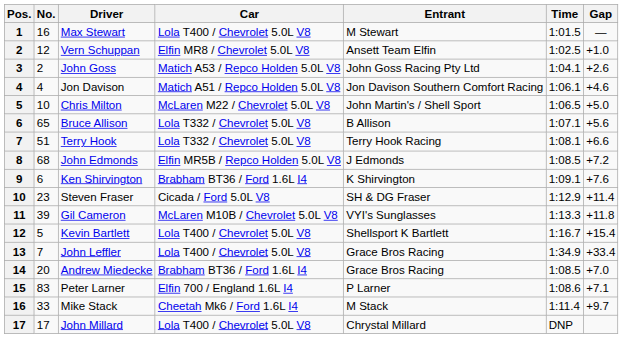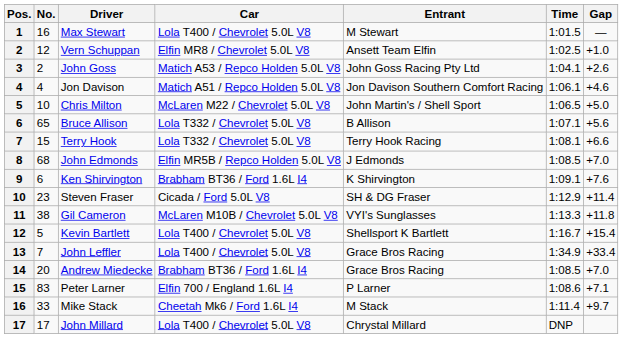(43, 142) 51 -> (43, 142) 15
(598, 160) +7.2 -> (598, 160) +7.0
(43, 215) 39 -> (43, 215) 38
